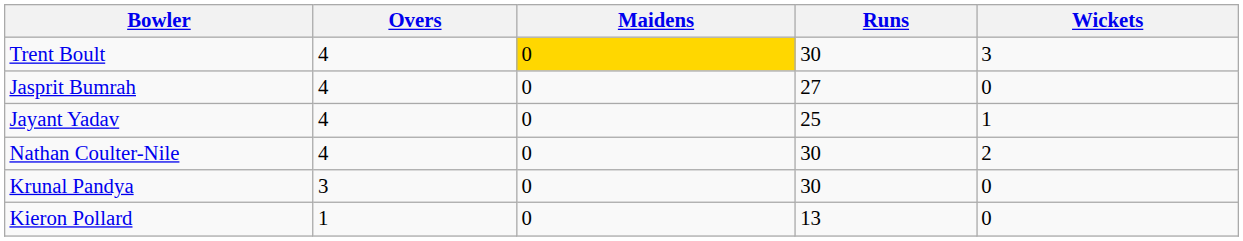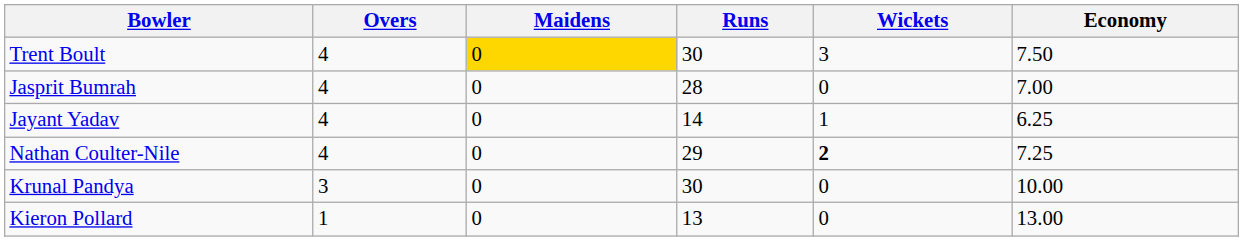+ column: (1125, 20)
(811, 86) 27 -> (692, 86) 28
(811, 119) 25 -> (692, 119) 14
(811, 152) 30 -> (692, 152) 29
(987, 152) normal -> (824, 152) bold
